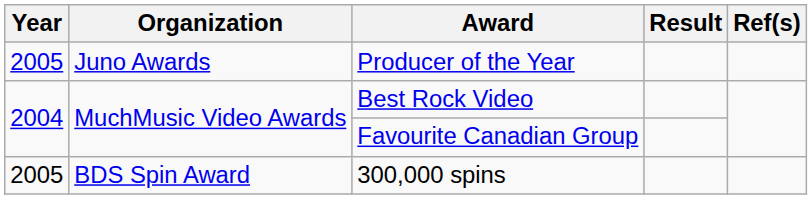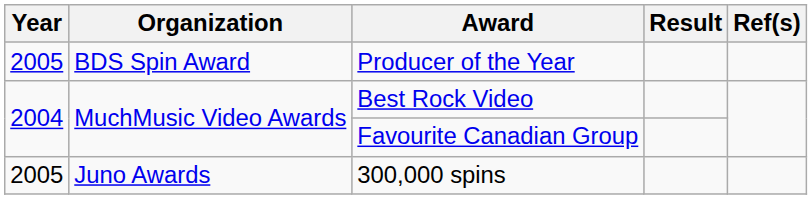(142, 61) Juno Awards -> (162, 61) BDS Spin Award
(162, 174) BDS Spin Award -> (142, 174) Juno Awards
